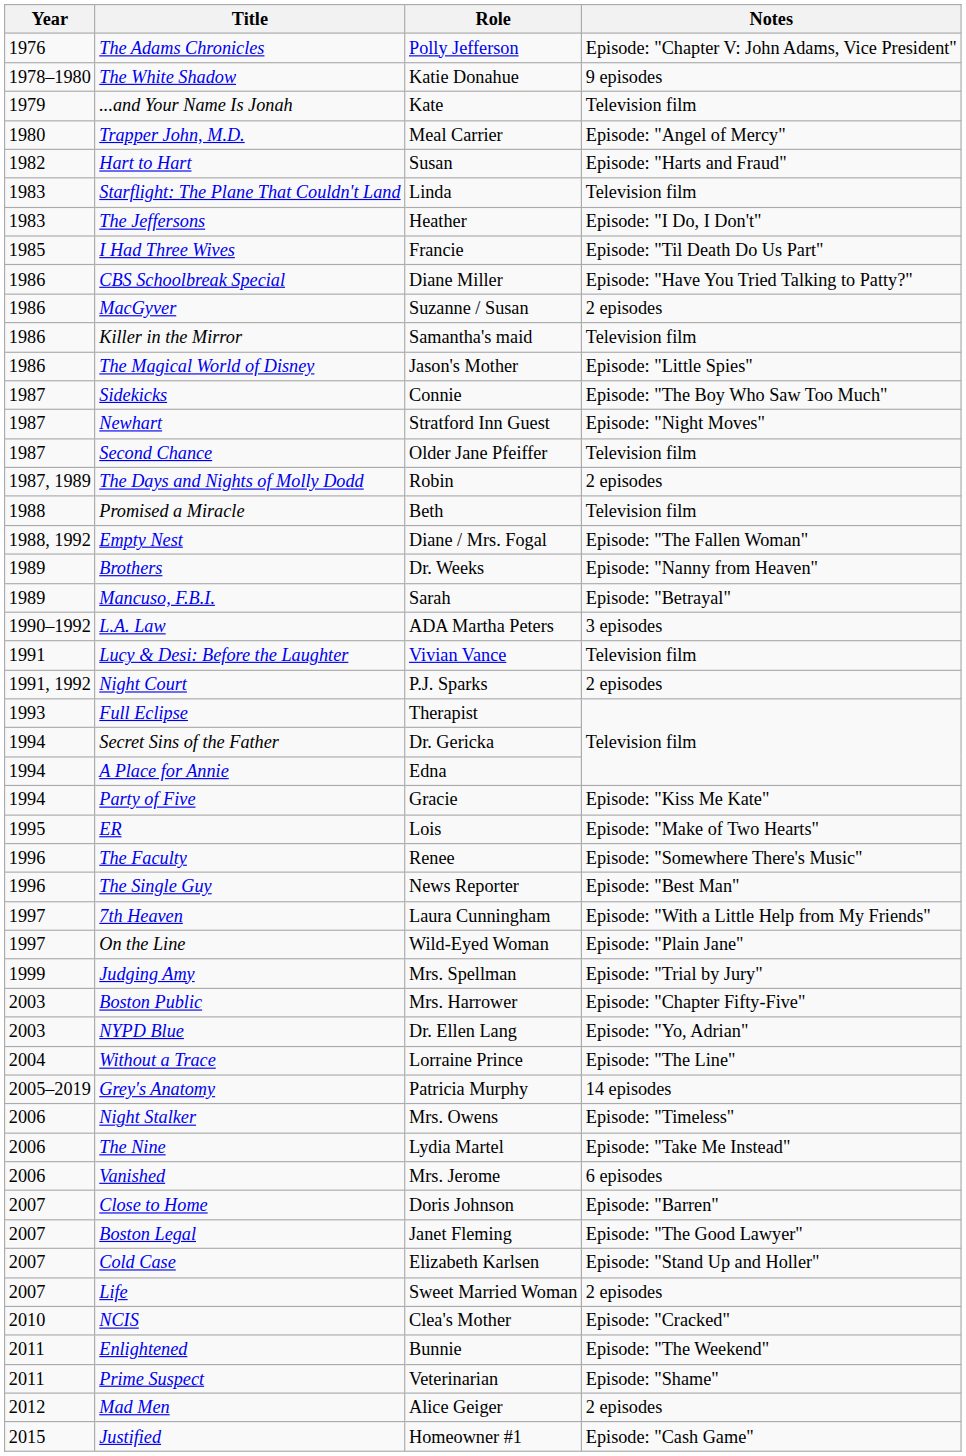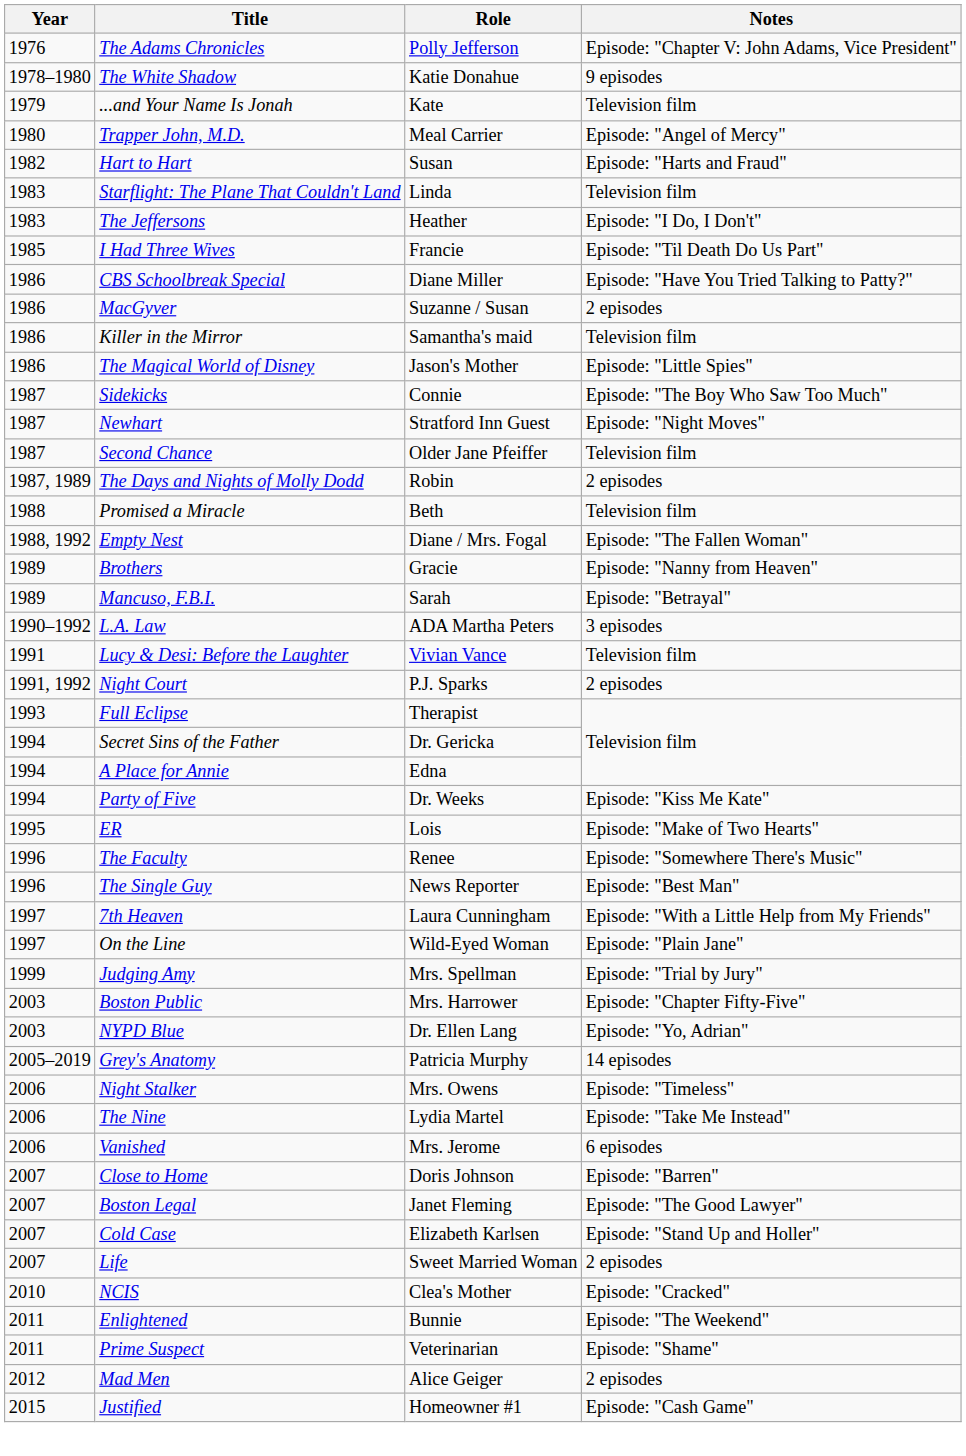(447, 568) Dr. Weeks -> (433, 568) Gracie
(433, 800) Gracie -> (447, 800) Dr. Weeks
- row: (158, 1060)
